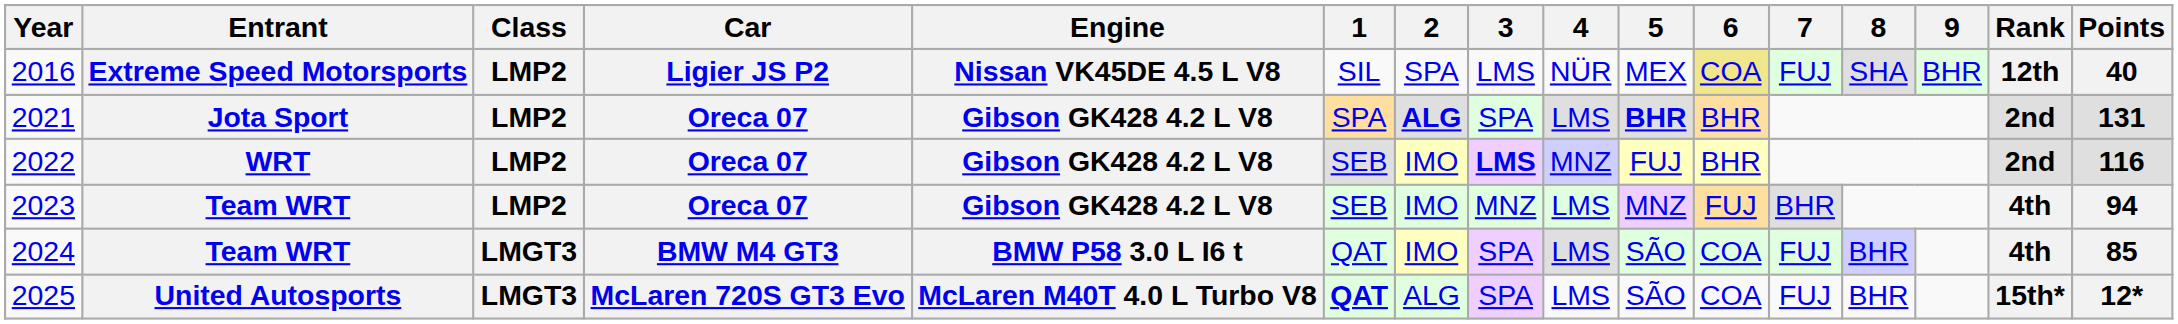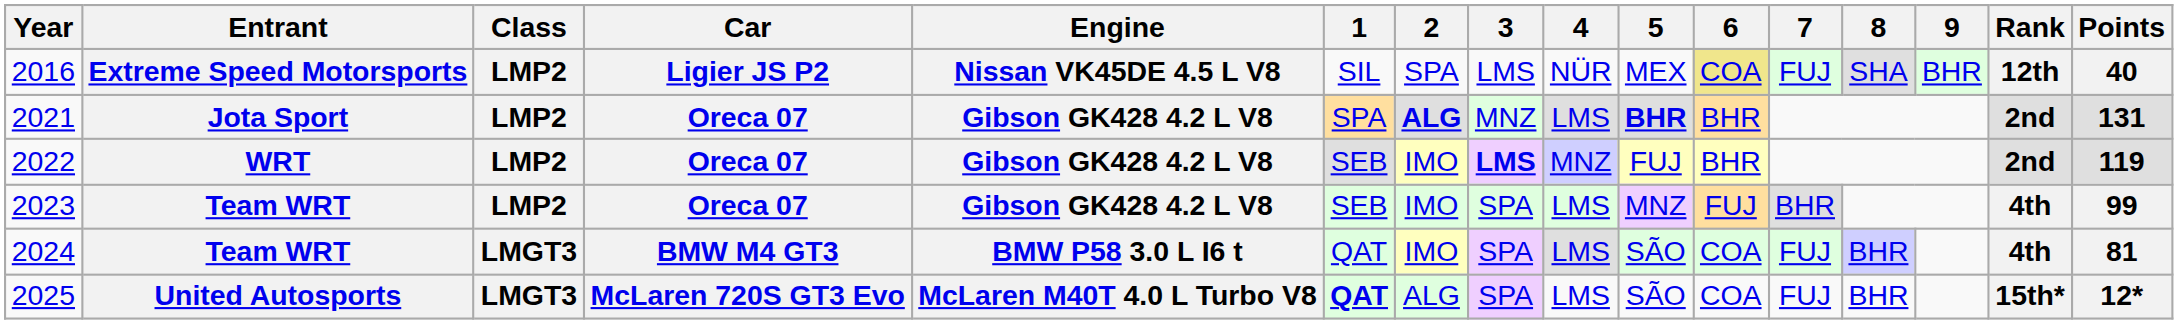(1506, 117) SPA -> (1506, 117) MNZ
(2122, 161) 116 -> (2122, 161) 119
(1506, 206) MNZ -> (1506, 206) SPA
(2122, 206) 94 -> (2122, 206) 99
(2122, 251) 85 -> (2122, 251) 81
